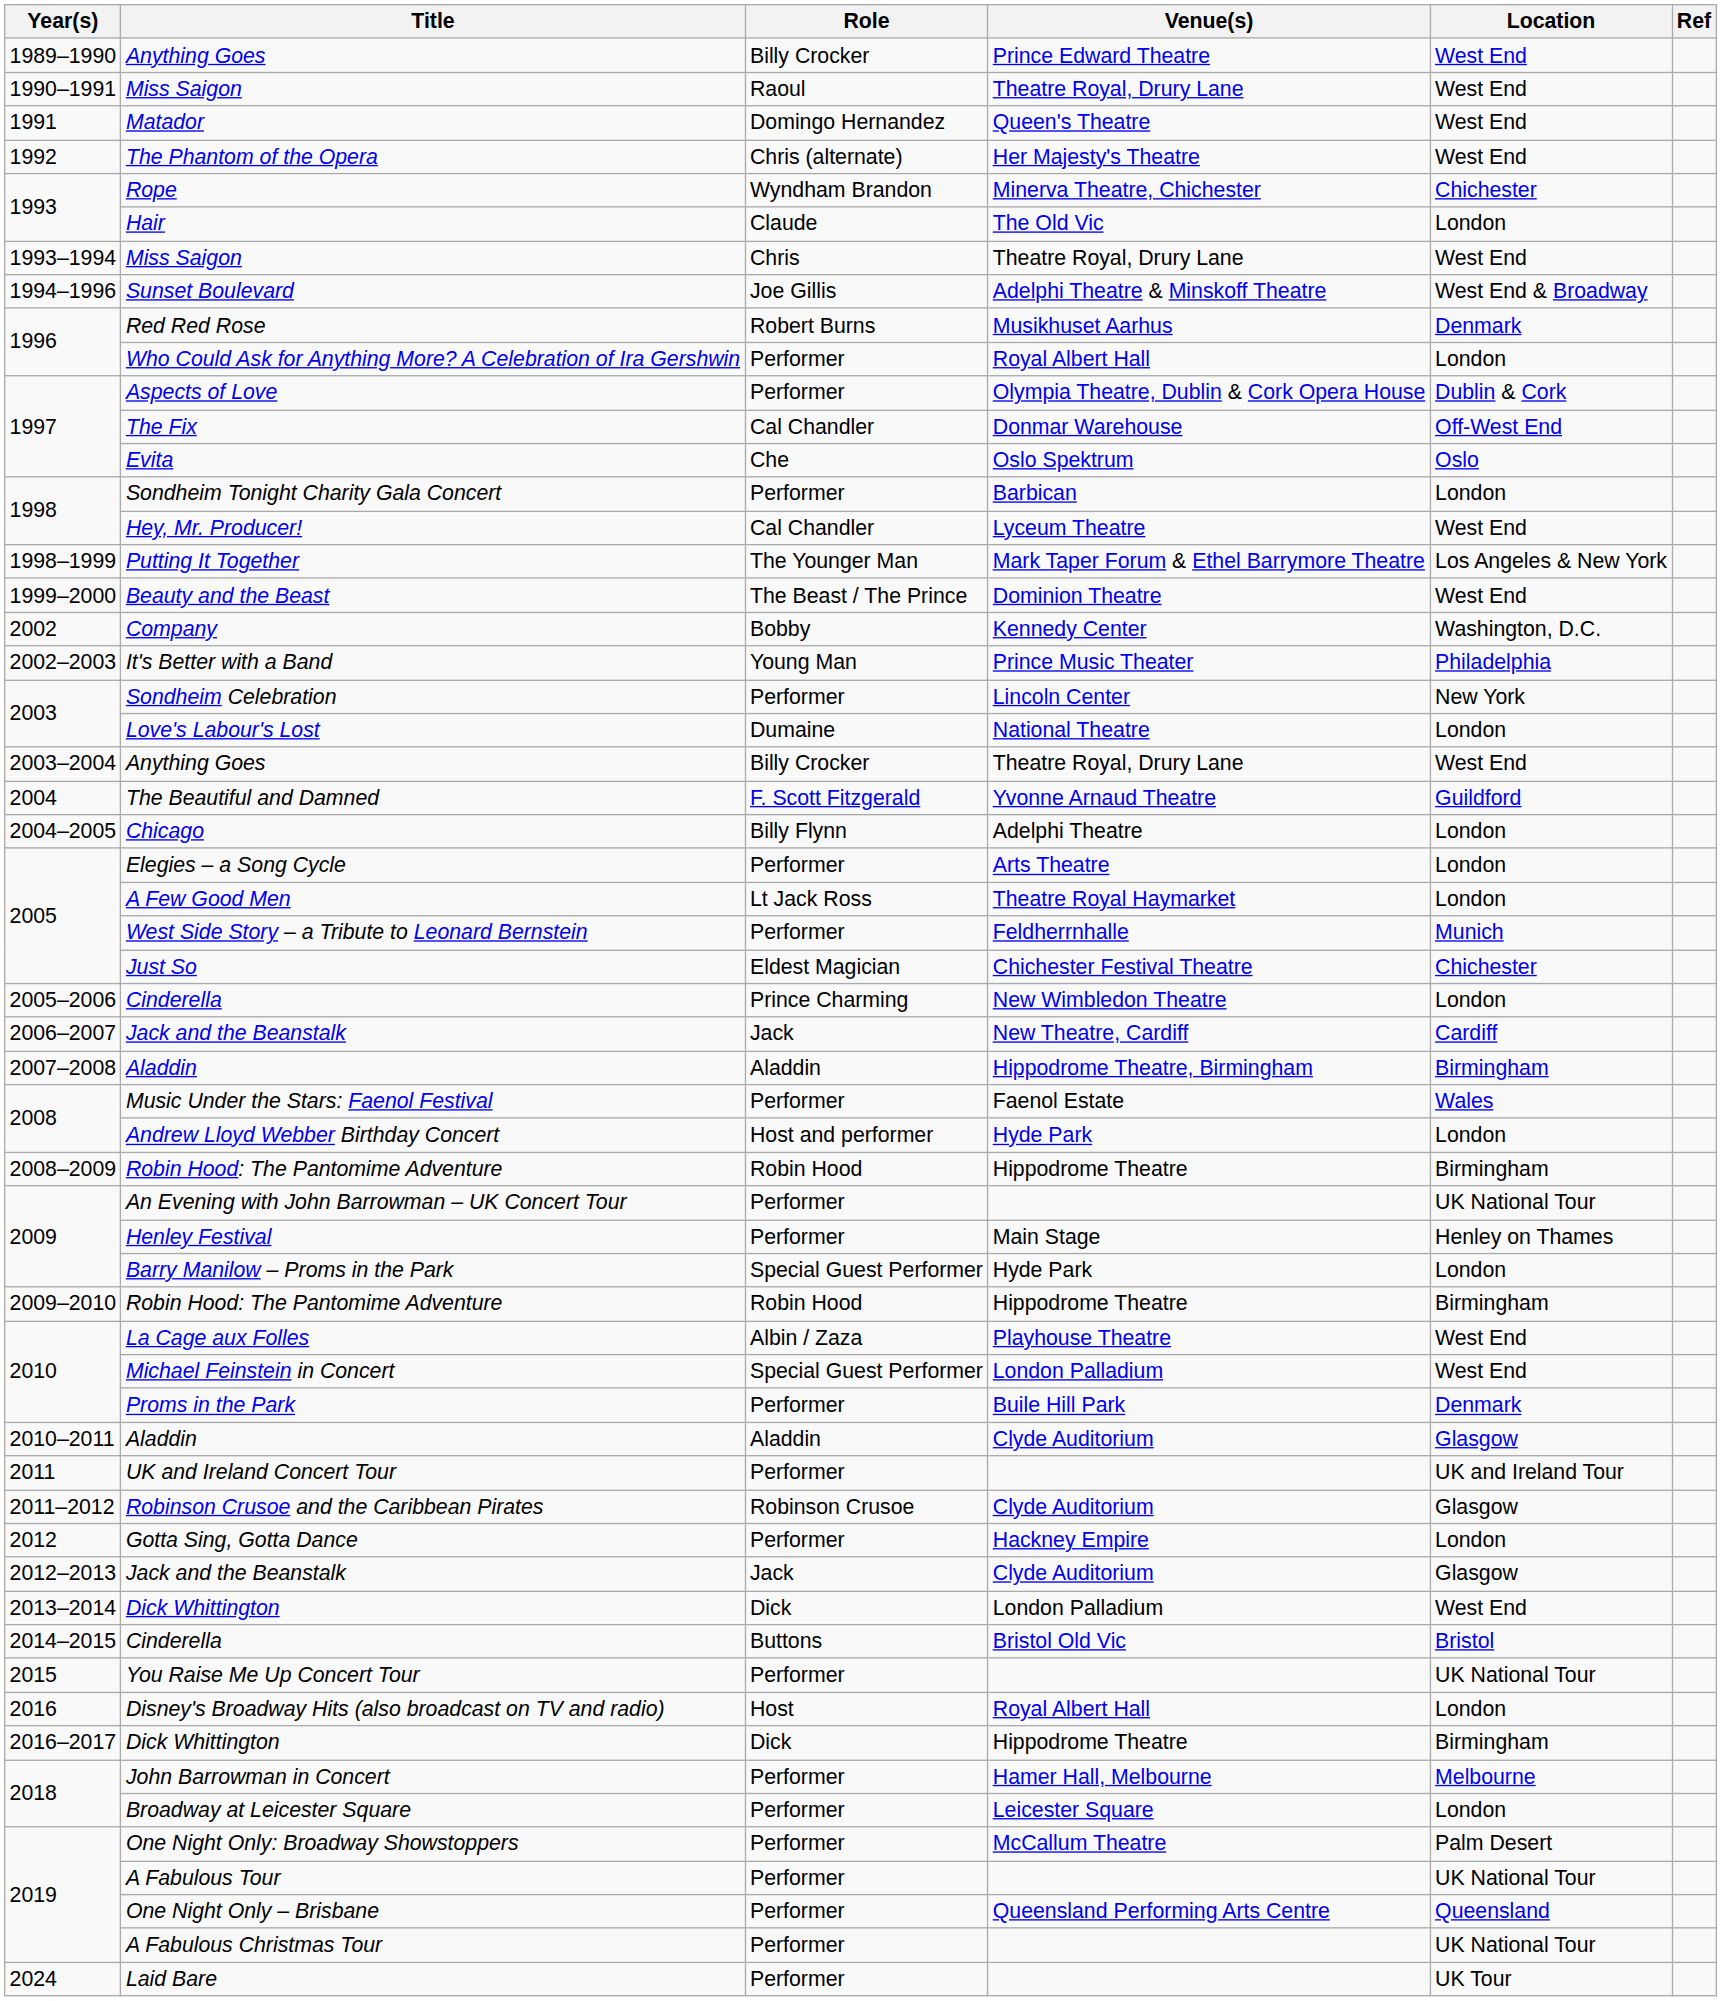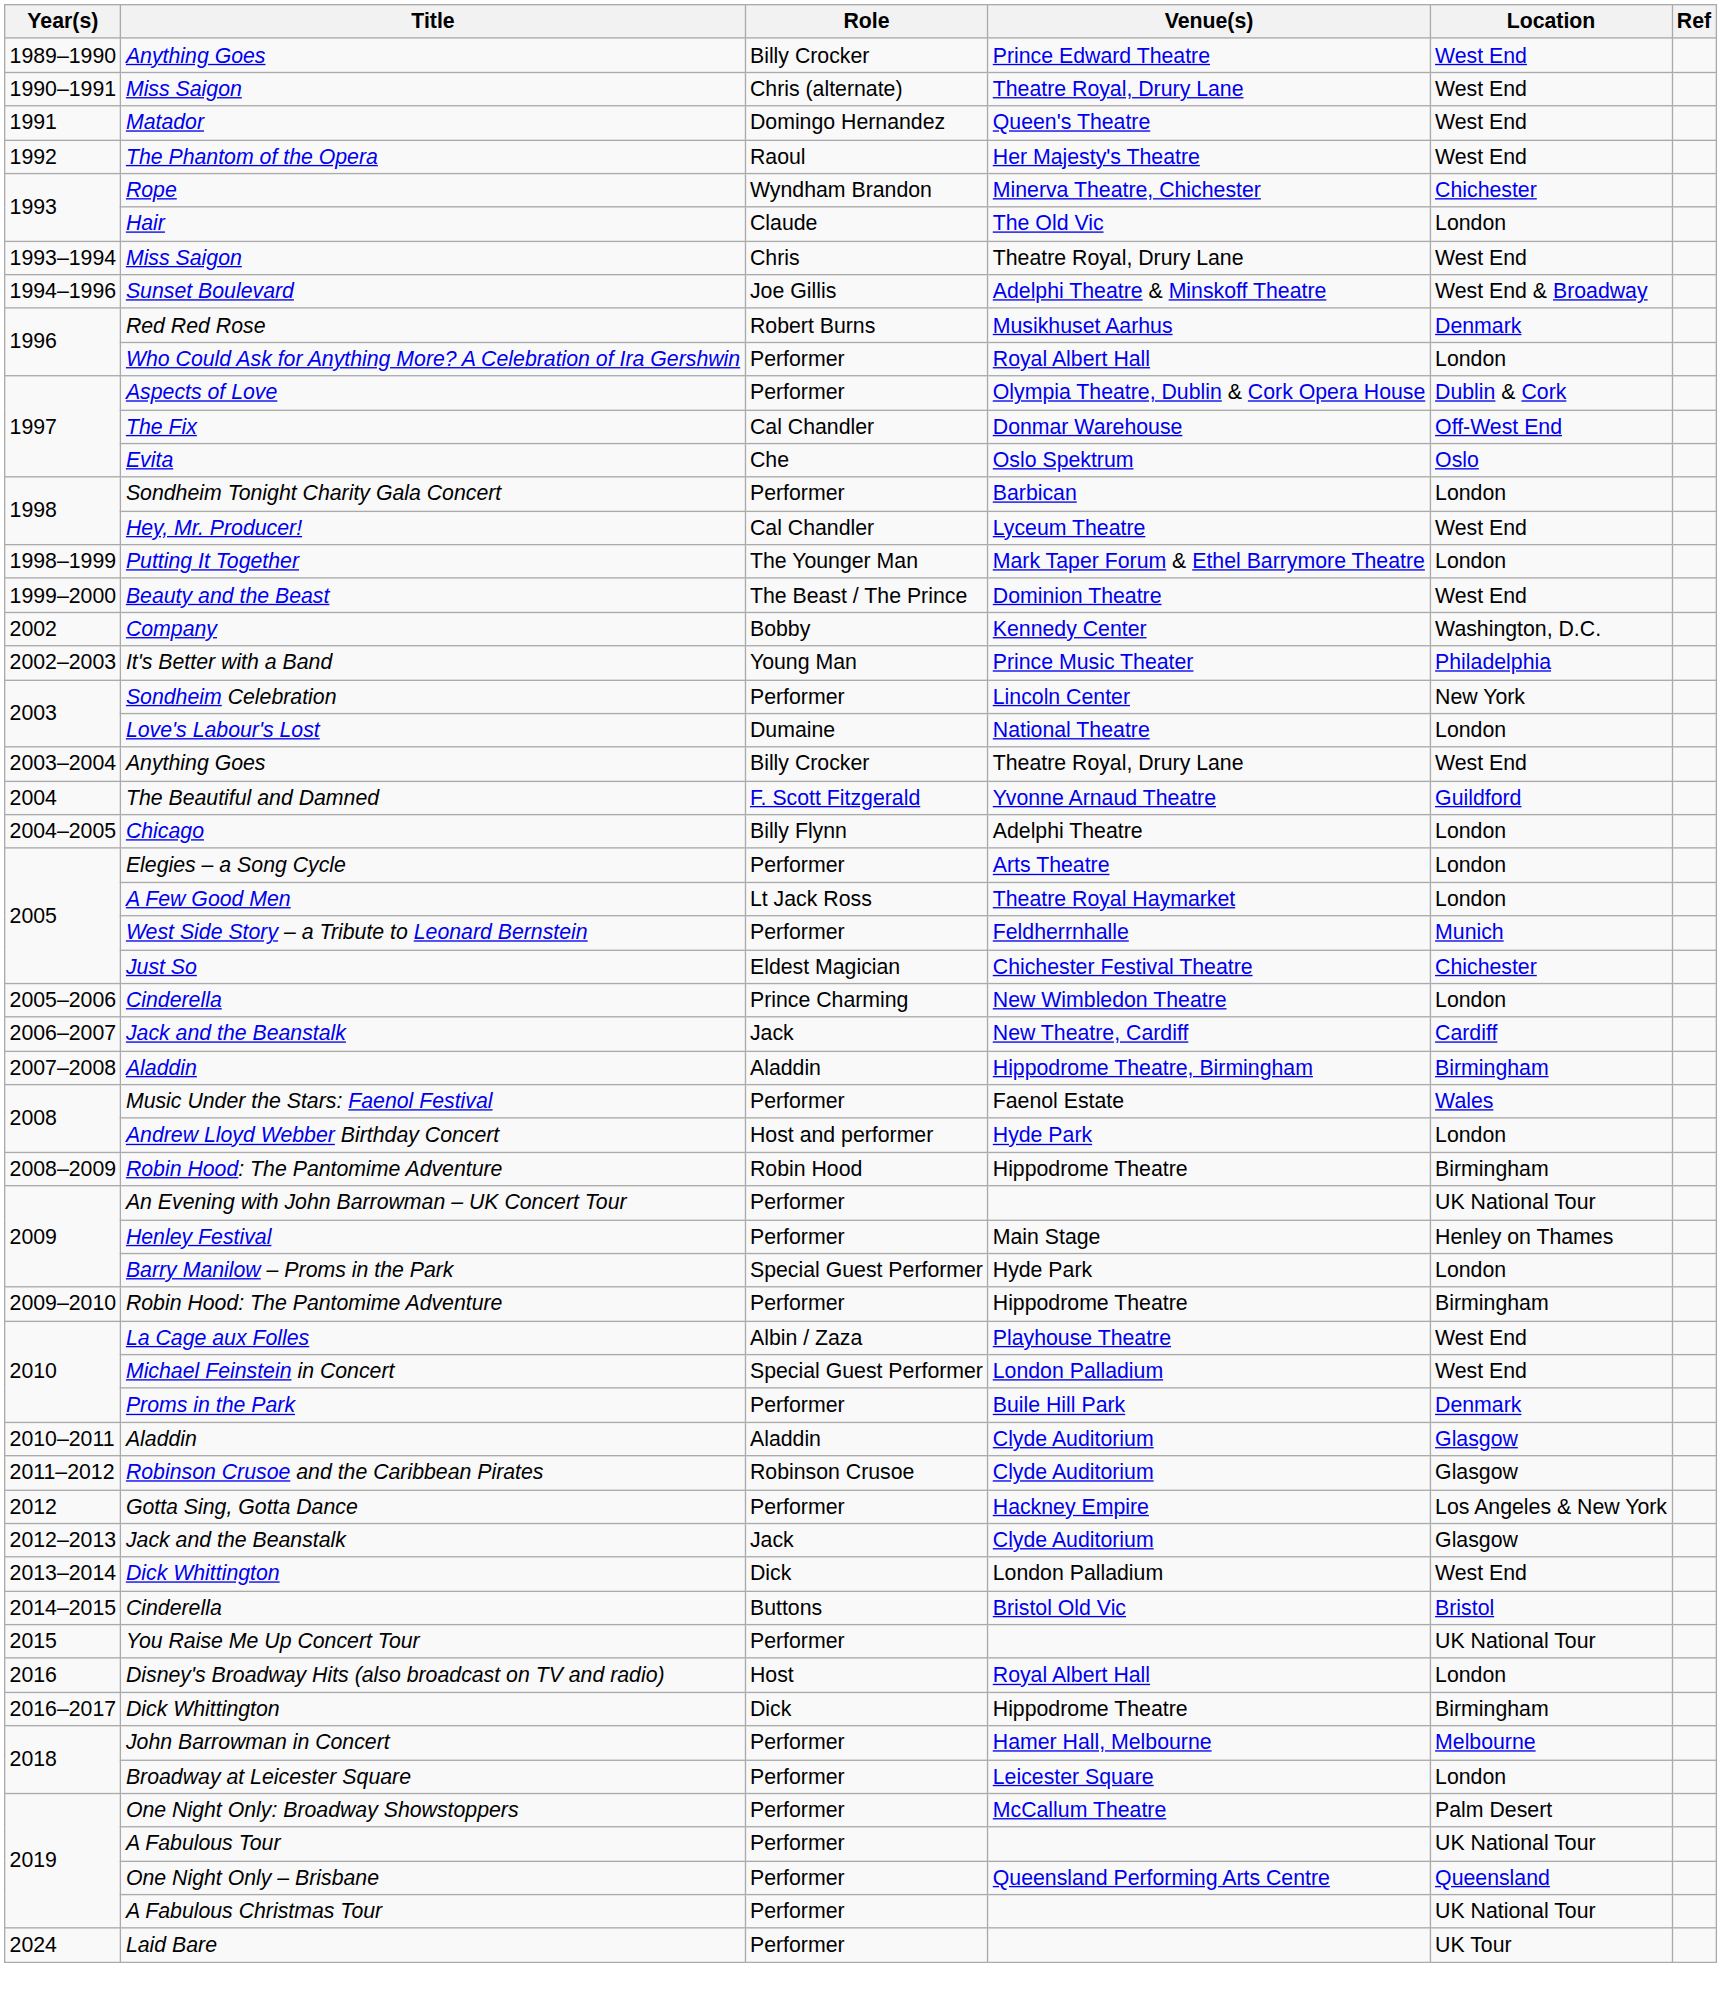(778, 88) Raoul -> (826, 88) Chris (alternate)
(826, 156) Chris (alternate) -> (778, 156) Raoul
(1551, 561) Los Angeles & New York -> (1471, 561) London
(806, 1303) Robin Hood -> (797, 1303) Performer
- row: (32, 1472)
(1471, 1540) London -> (1551, 1506) Los Angeles & New York
